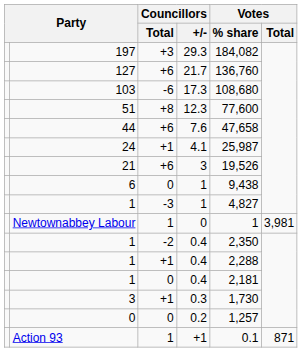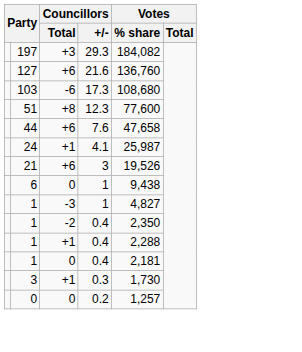(195, 71) 21.7 -> (97, 71) 21.6
- row: (74, 223)
- row: (38, 337)
